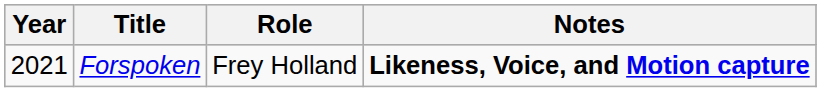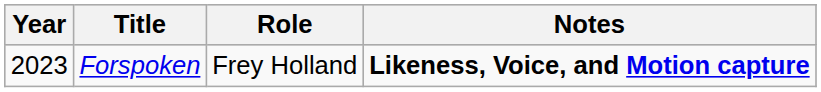(39, 65) 2021 -> (39, 65) 2023
